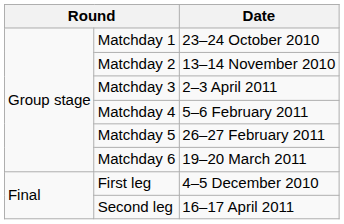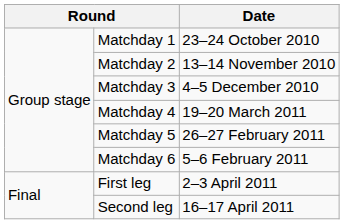(230, 87) 2–3 April 2011 -> (250, 87) 4–5 December 2010
(245, 111) 5–6 February 2011 -> (244, 111) 19–20 March 2011
(244, 159) 19–20 March 2011 -> (245, 159) 5–6 February 2011
(250, 183) 4–5 December 2010 -> (230, 183) 2–3 April 2011
